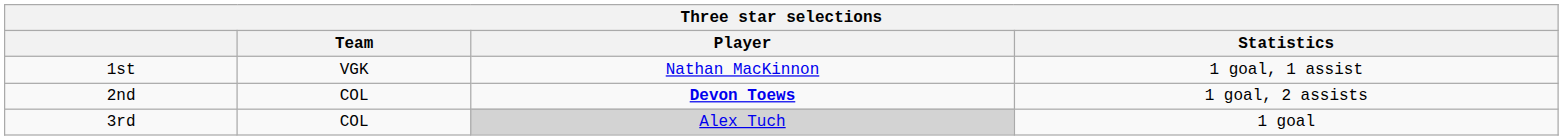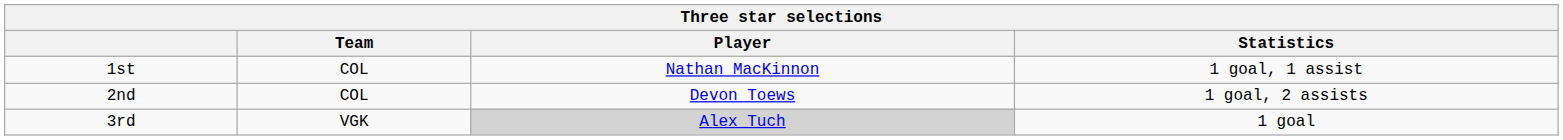(354, 70) VGK -> (354, 70) COL
(742, 96) bold -> (742, 96) normal
(354, 122) COL -> (354, 122) VGK
